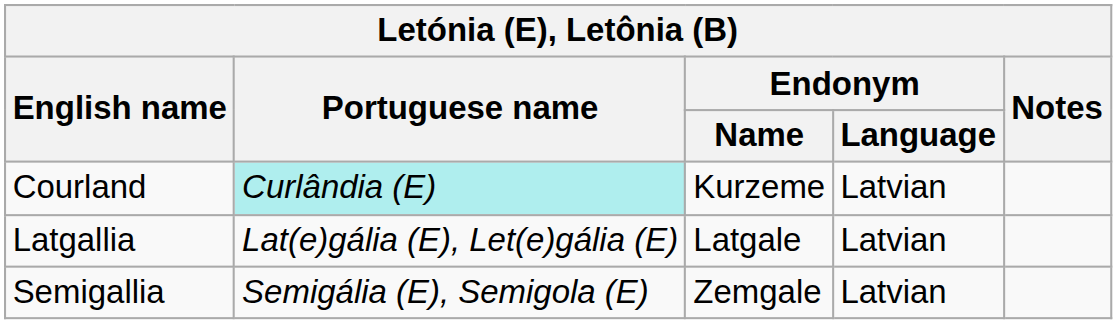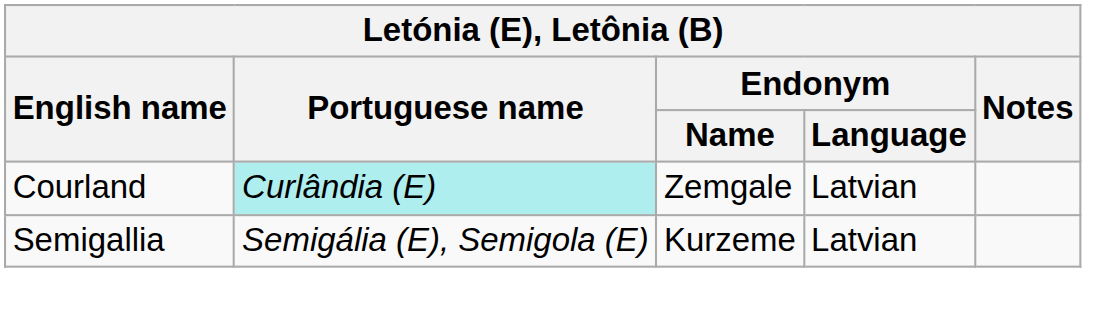(759, 187) Kurzeme -> (728, 187) Zemgale
- row: (74, 239)
(757, 291) Zemgale -> (730, 239) Kurzeme
